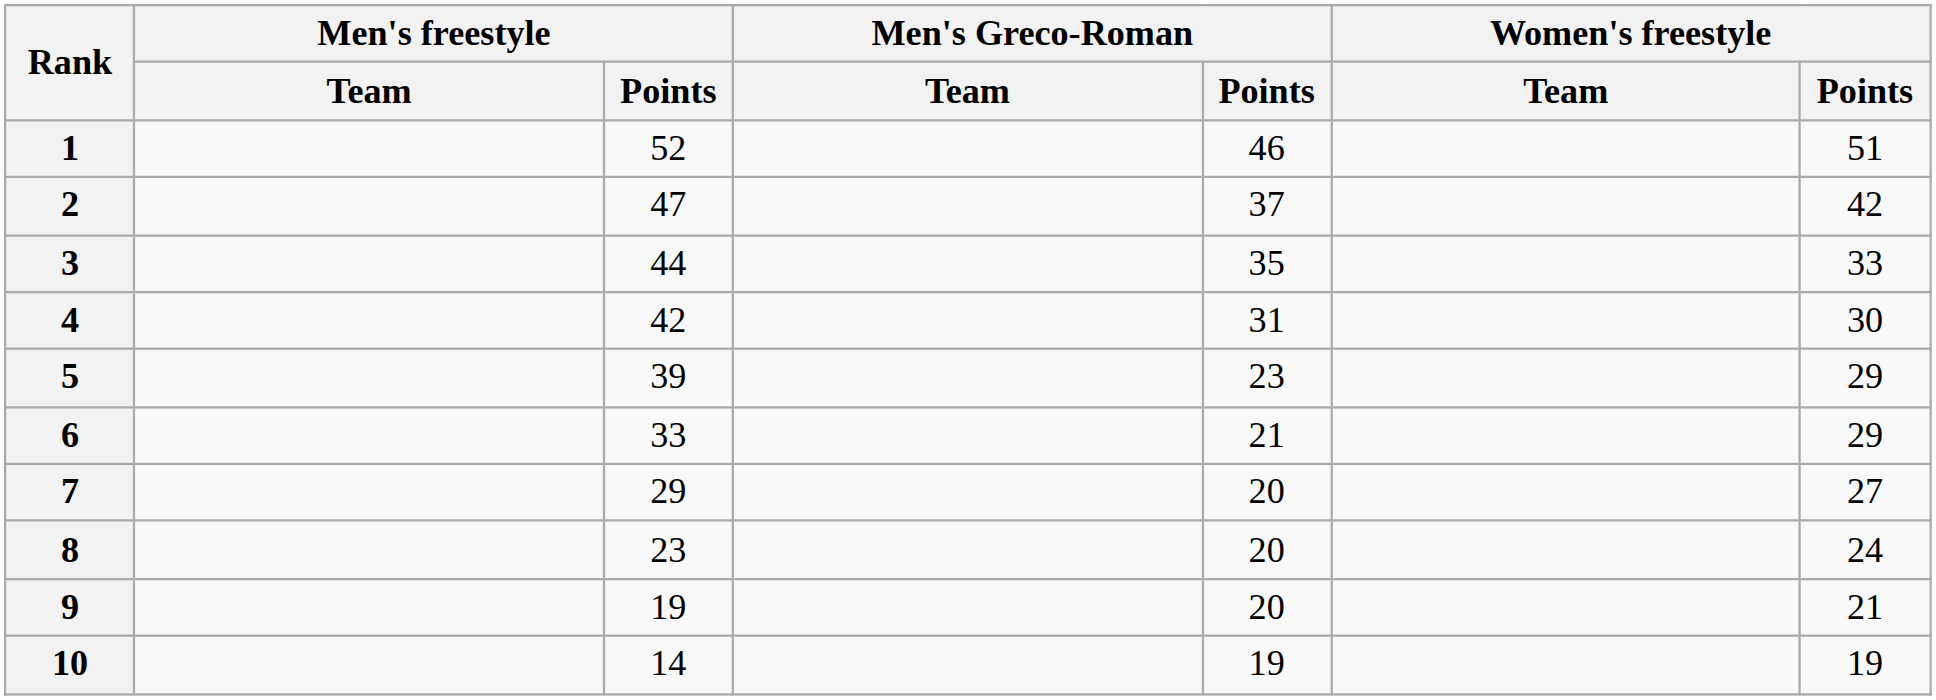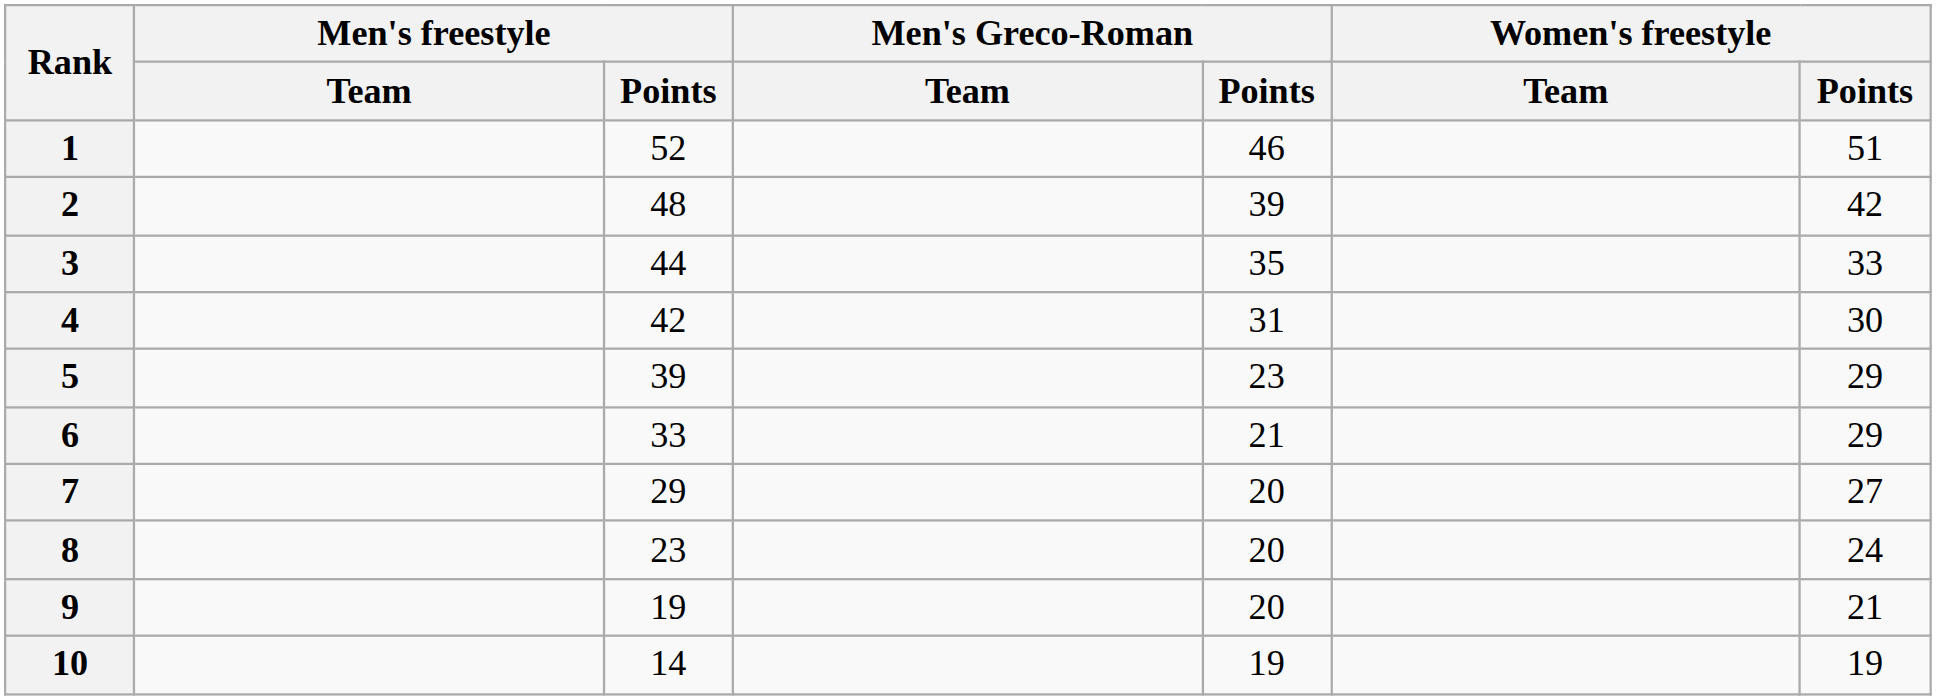(668, 205) 47 -> (668, 205) 48
(1267, 205) 37 -> (1267, 205) 39
